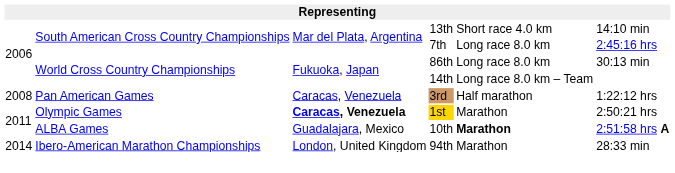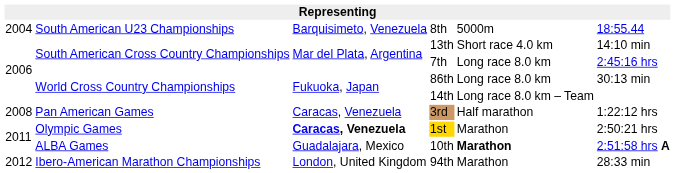+ row: (439, 28)
(19, 145) 2014 -> (19, 162) 2012
